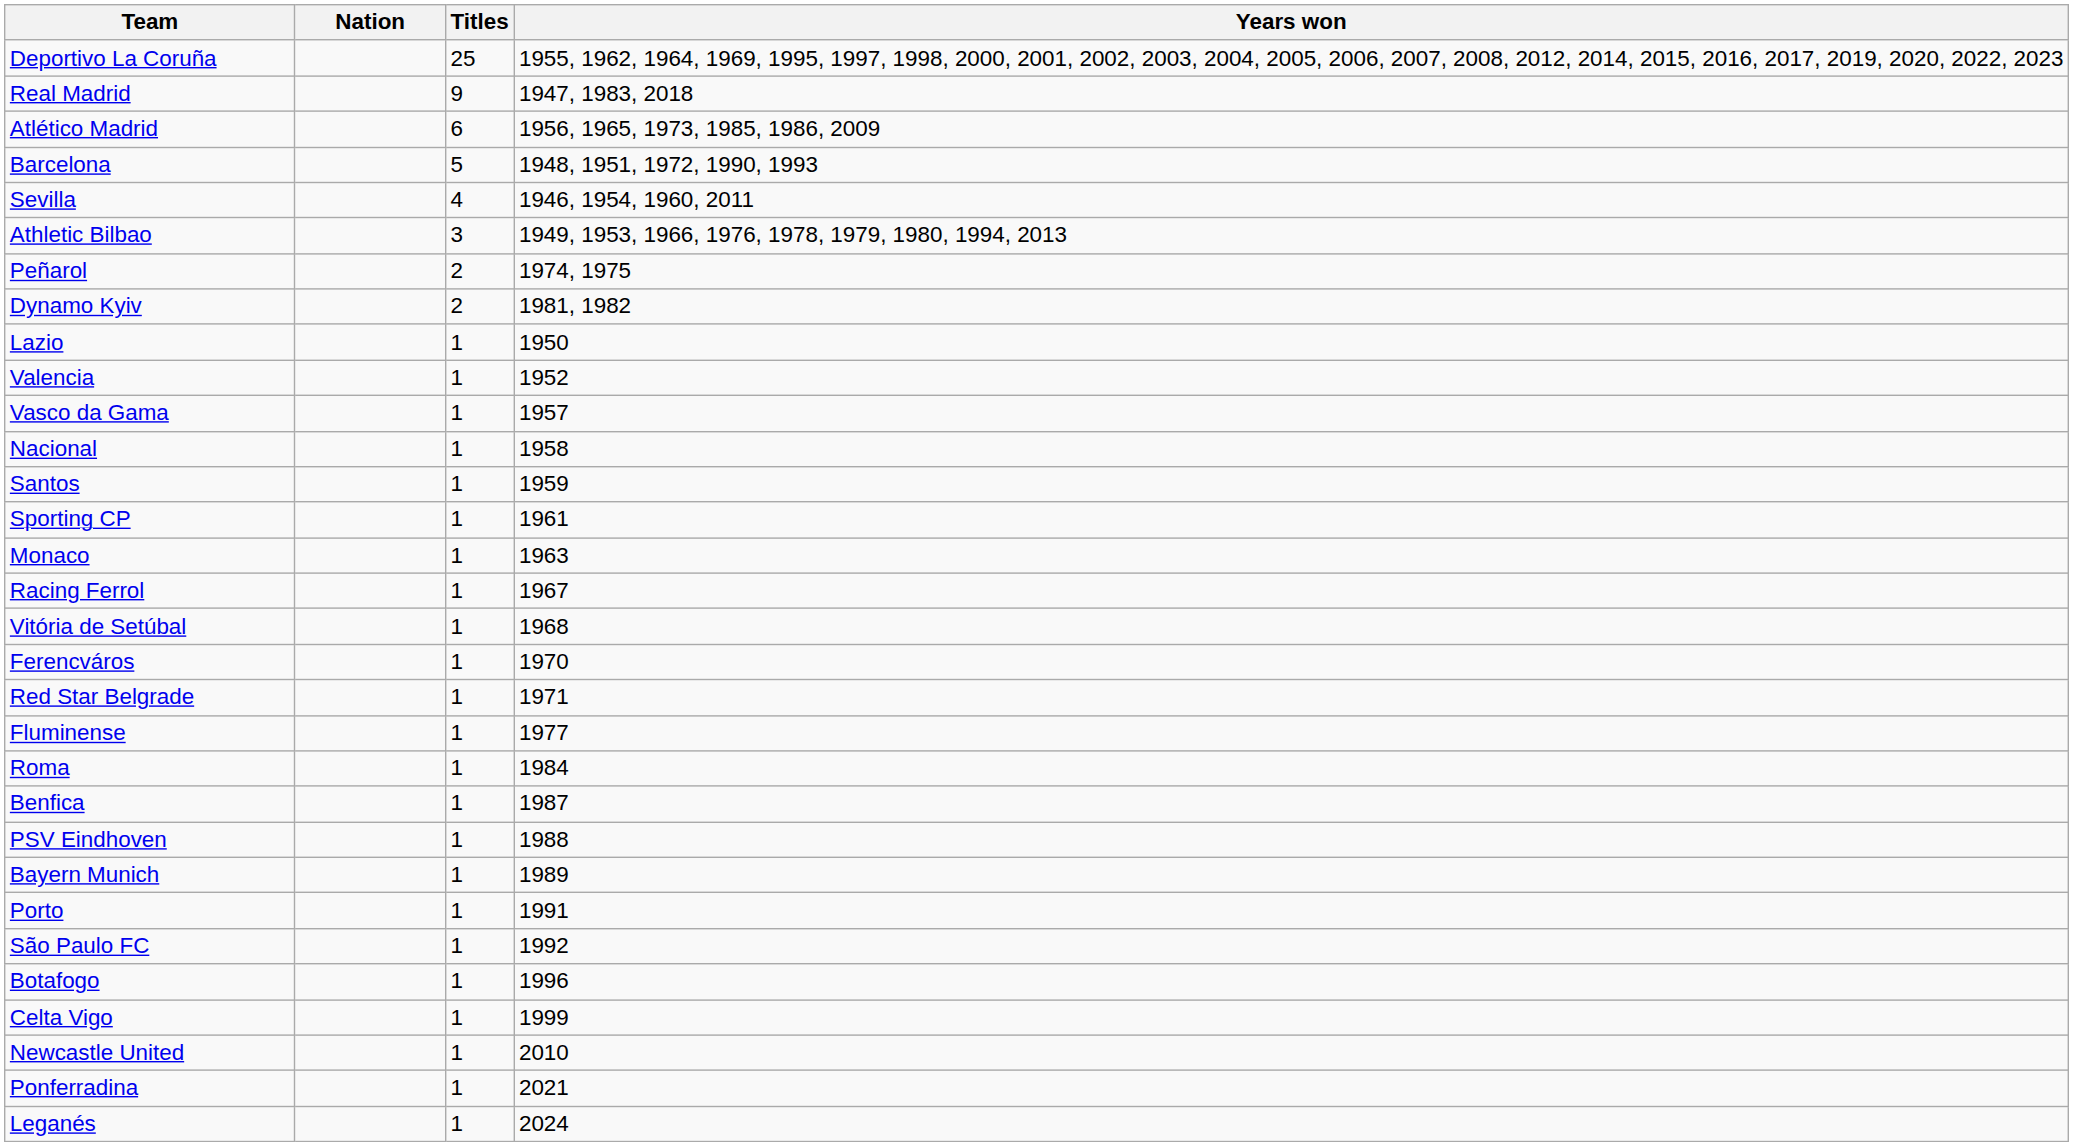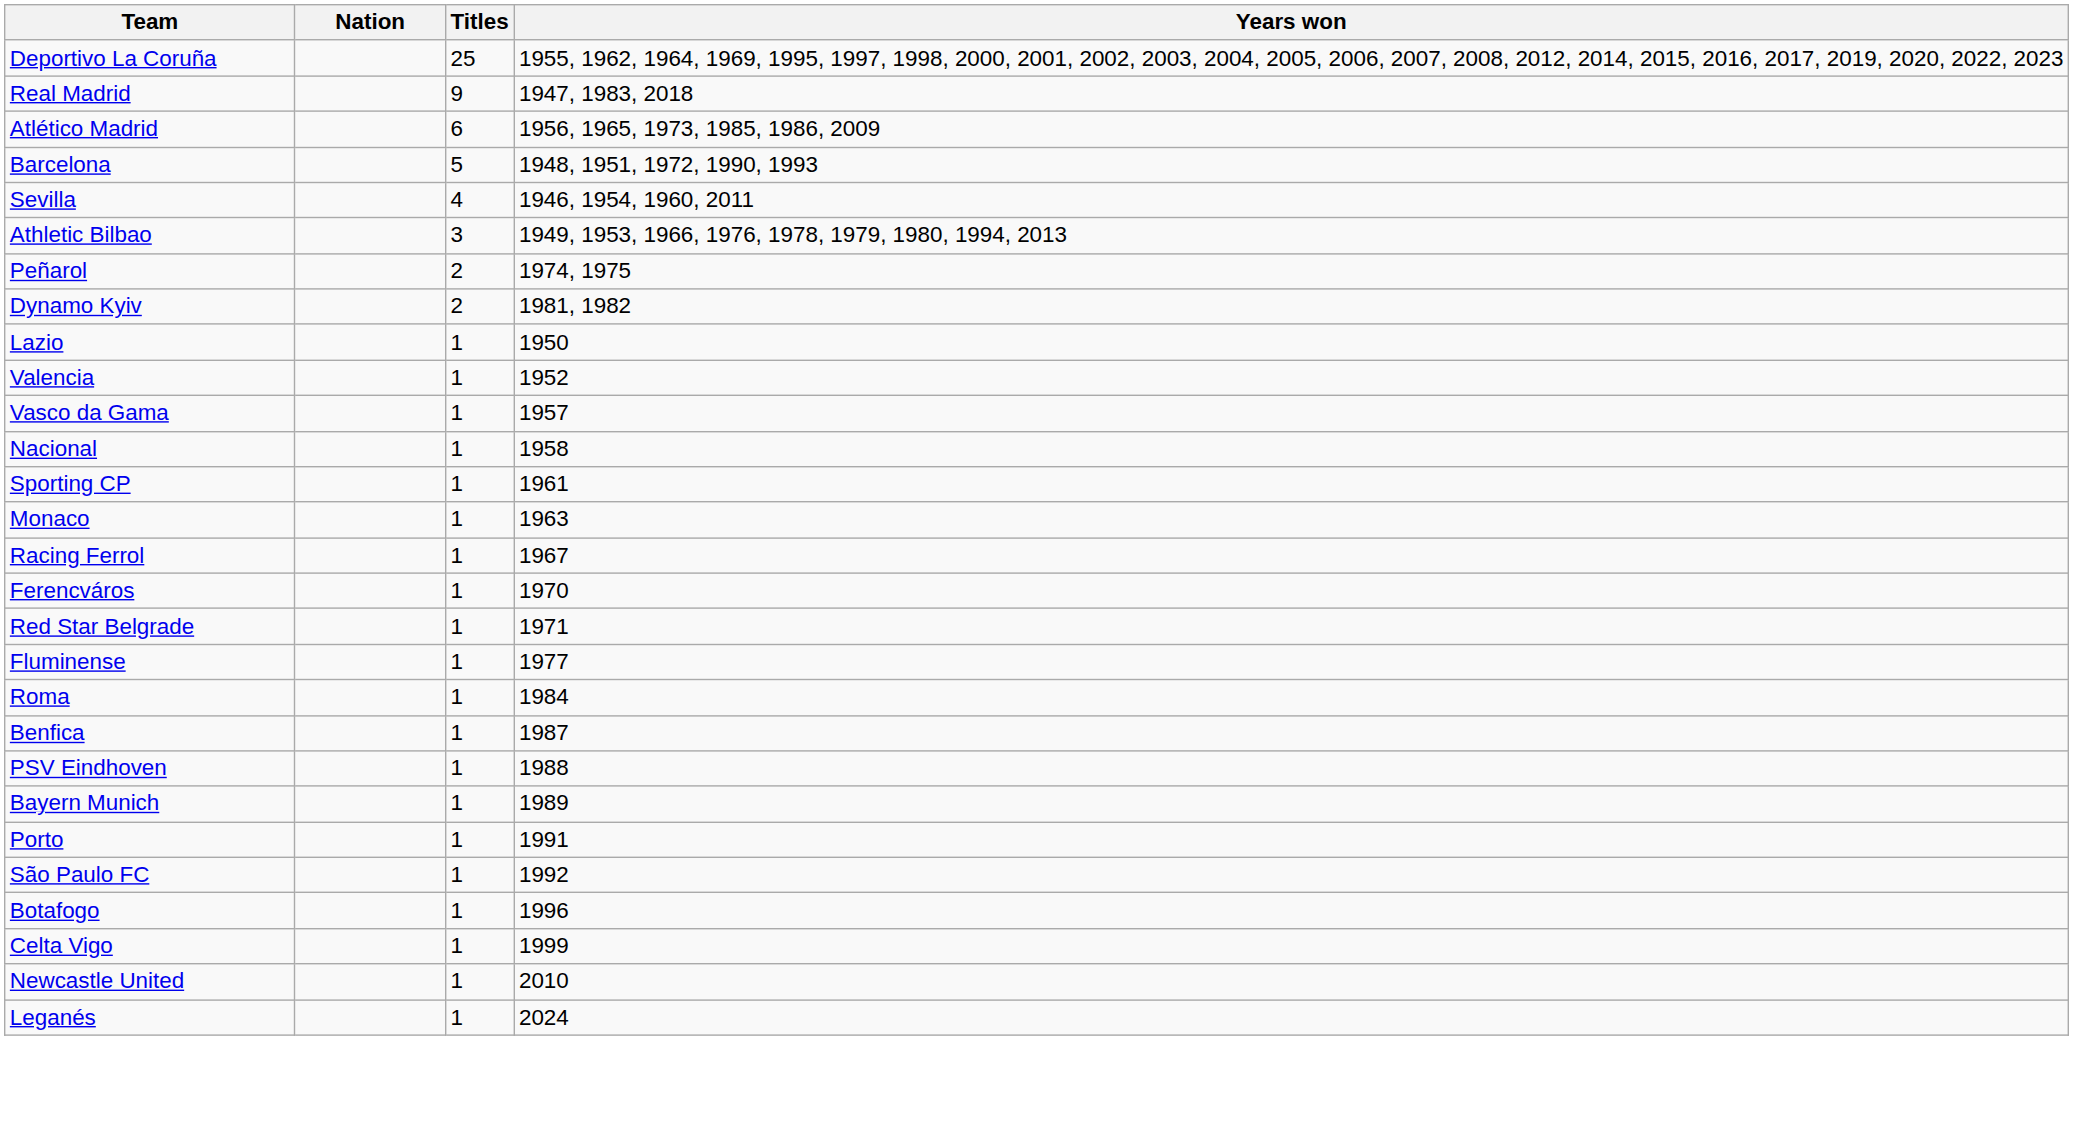- row: (45, 484)
- row: (98, 626)
- row: (74, 1088)
